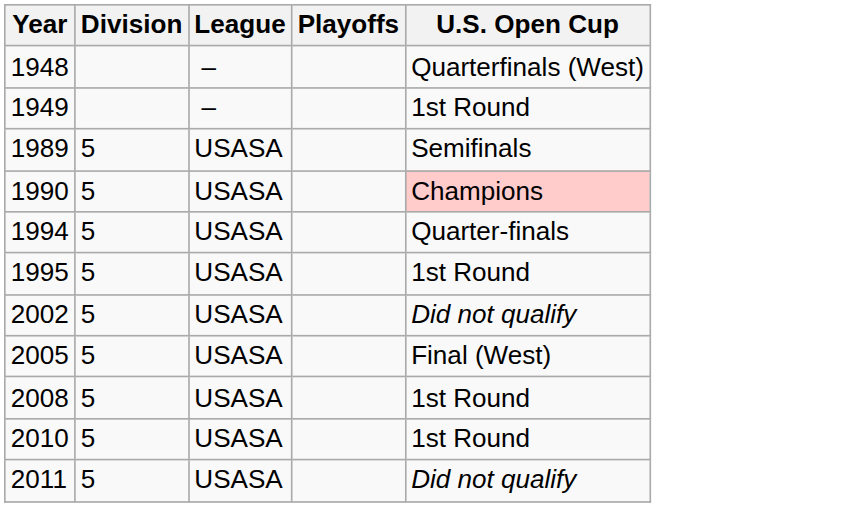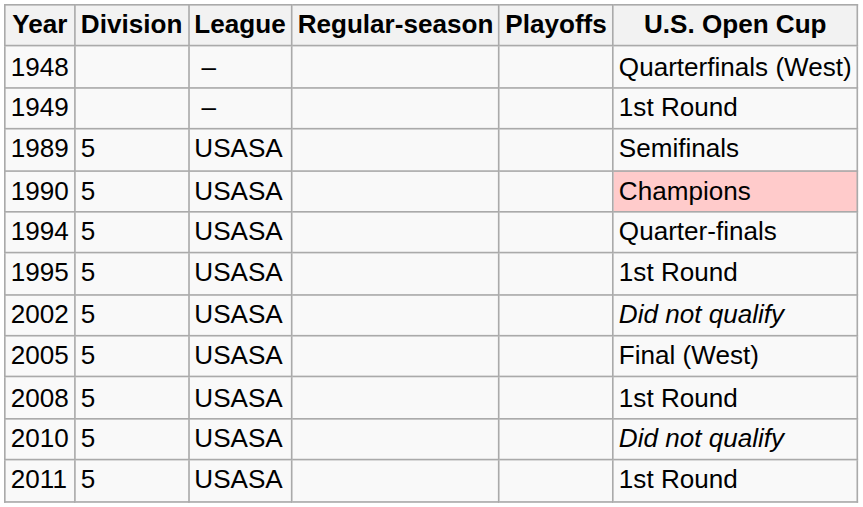+ column: (395, 25)
(471, 438) 1st Round -> (701, 438) Did not qualify
(494, 480) Did not qualify -> (678, 480) 1st Round
